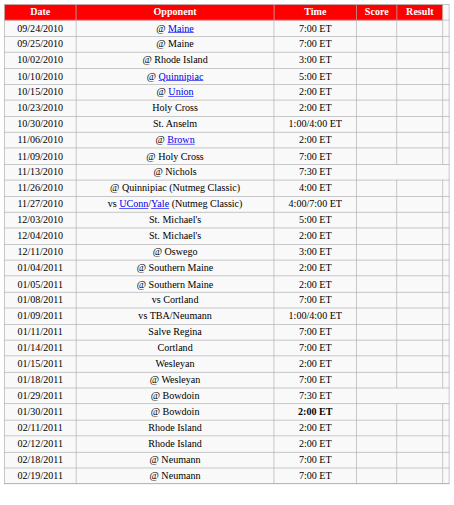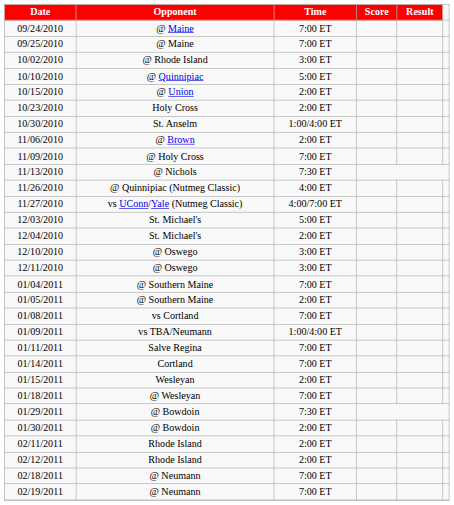+ row: (40, 252)
(315, 268) 2:00 ET -> (315, 284) 7:00 ET
(315, 412) bold -> (315, 428) normal
